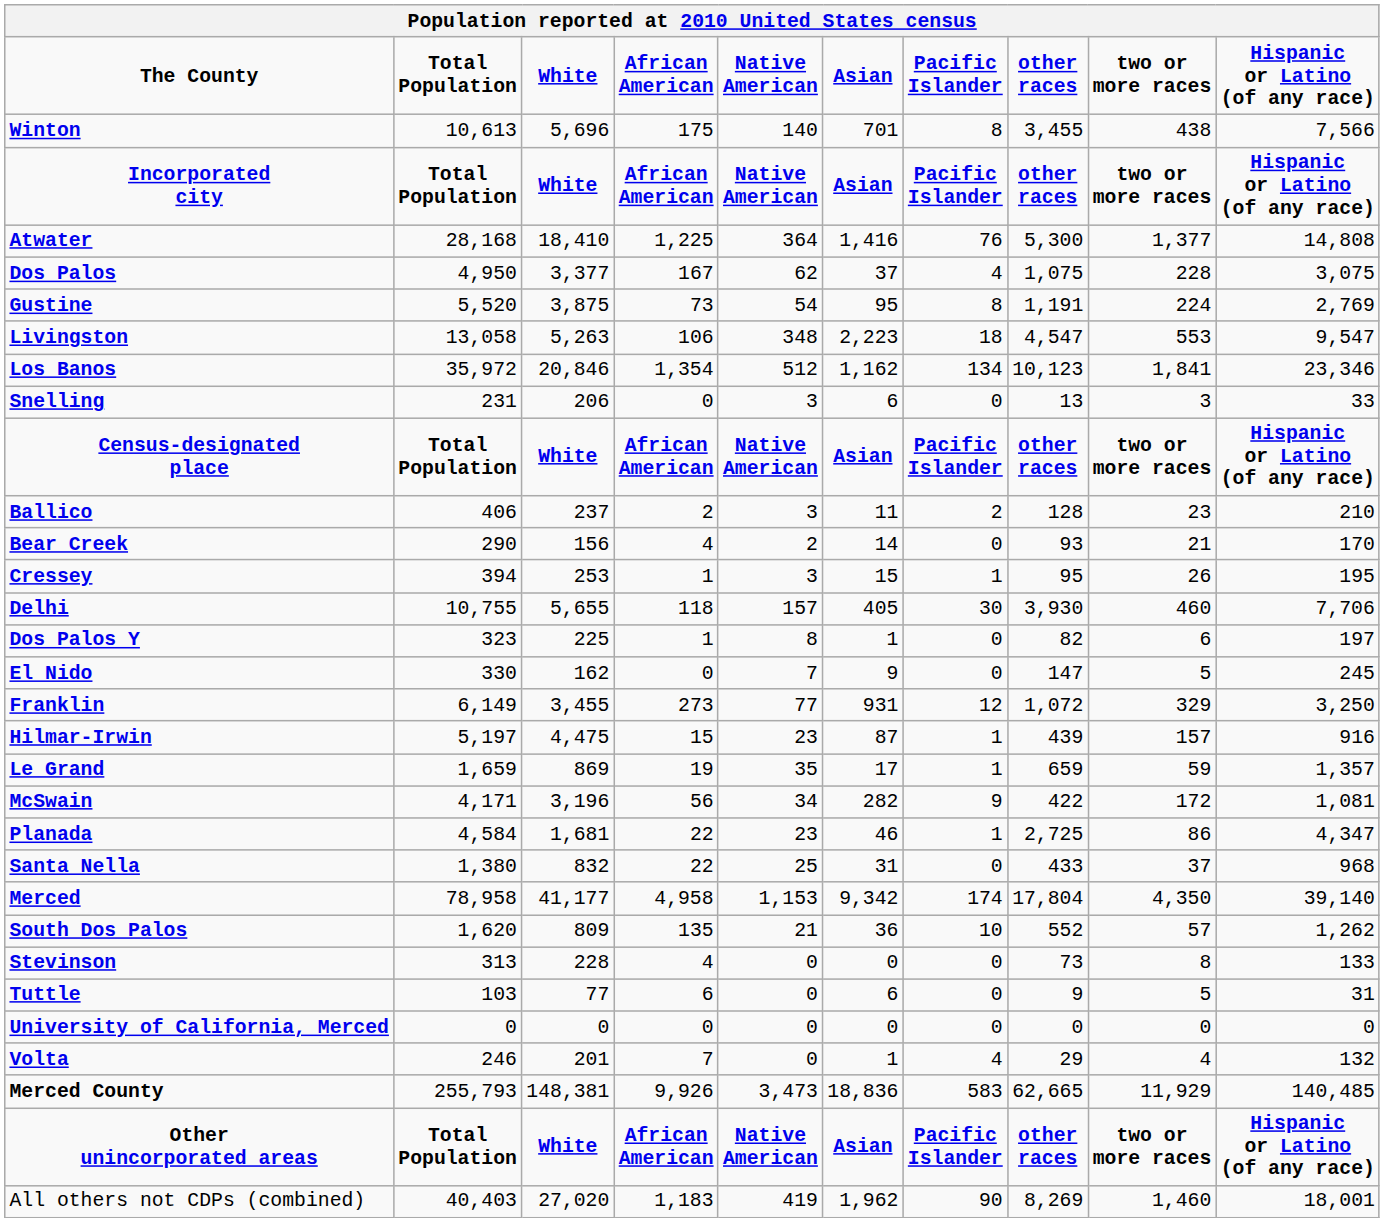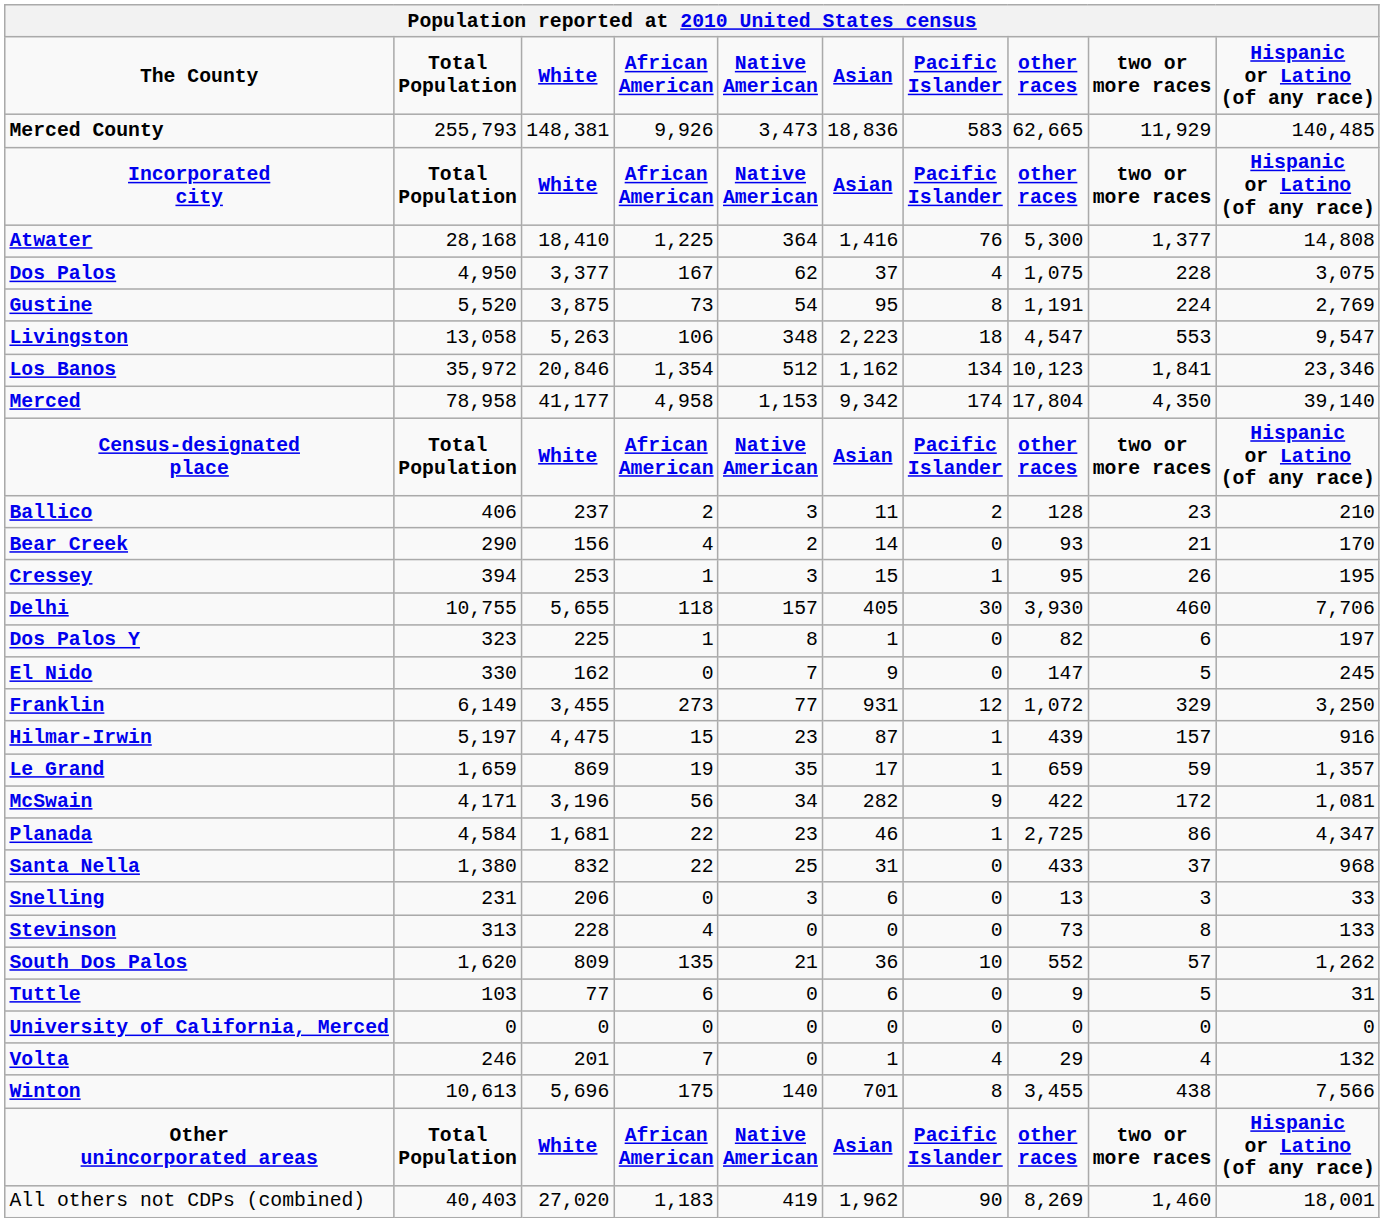rows swapped: (87, 1092) <-> (45, 131)
rows swapped: (45, 898) <-> (57, 402)
rows swapped: (98, 931) <-> (63, 963)
